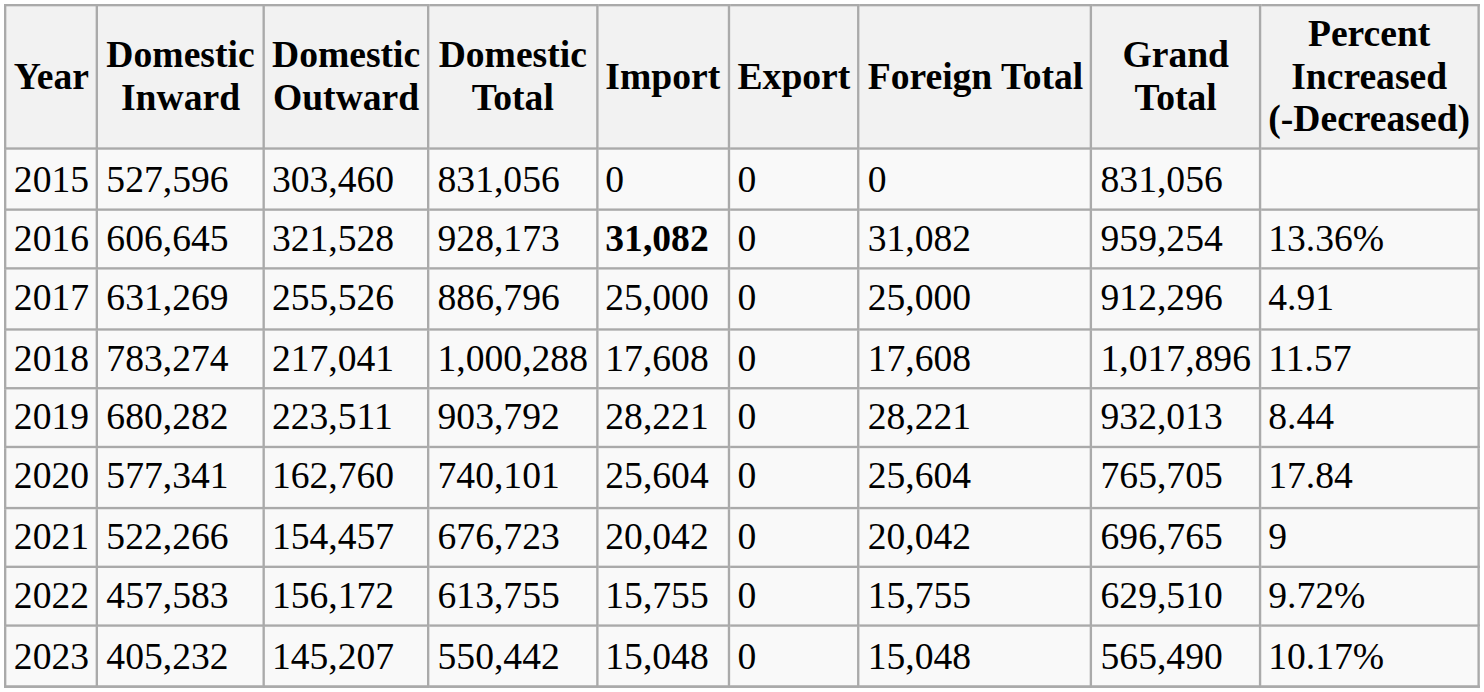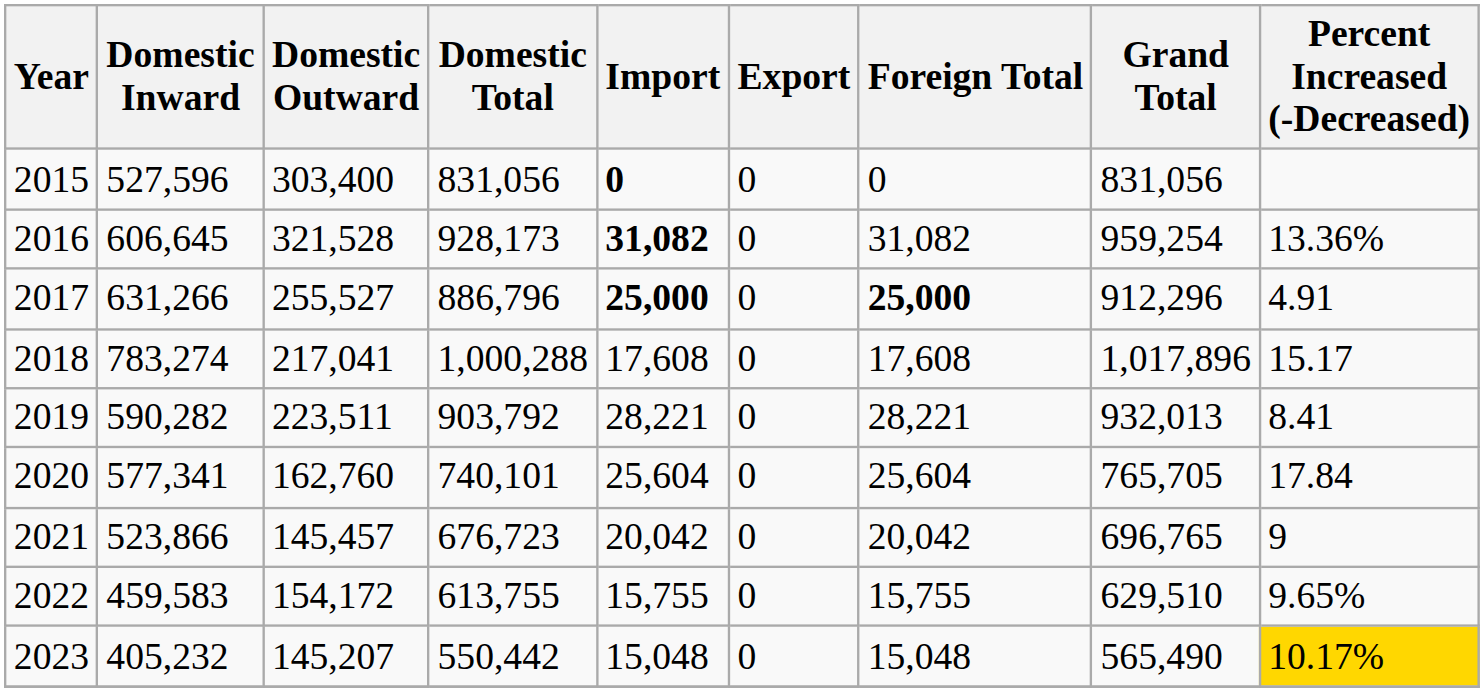(333, 178) 303,460 -> (333, 178) 303,400
(615, 178) normal -> (615, 178) bold
(167, 297) 631,269 -> (167, 297) 631,266
(333, 297) 255,526 -> (333, 297) 255,527
(657, 297) normal -> (657, 297) bold
(919, 297) normal -> (919, 297) bold
(1310, 357) 11.57 -> (1311, 357) 15.17
(167, 417) 680,282 -> (167, 417) 590,282
(1301, 417) 8.44 -> (1301, 417) 8.41
(167, 536) 522,266 -> (167, 536) 523,866
(333, 536) 154,457 -> (333, 536) 145,457
(167, 595) 457,583 -> (167, 595) 459,583
(333, 595) 156,172 -> (333, 595) 154,172
(1317, 595) 9.72% -> (1317, 595) 9.65%
(1326, 655) no background -> (1326, 655) gold background
